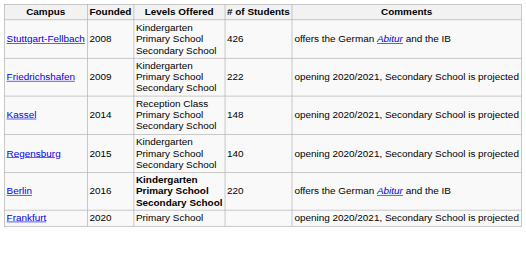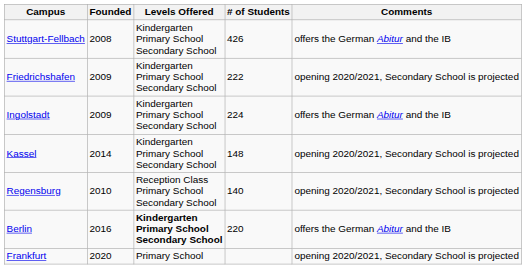+ row: (28, 115)
(176, 115) Reception Class Primary School Secondary School -> (176, 153) Kindergarten Primary School Secondary School
(100, 153) 2015 -> (100, 191) 2010
(176, 153) Kindergarten Primary School Secondary School -> (176, 191) Reception Class Primary School Secondary School
